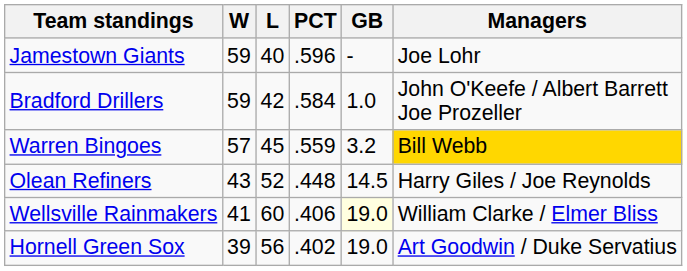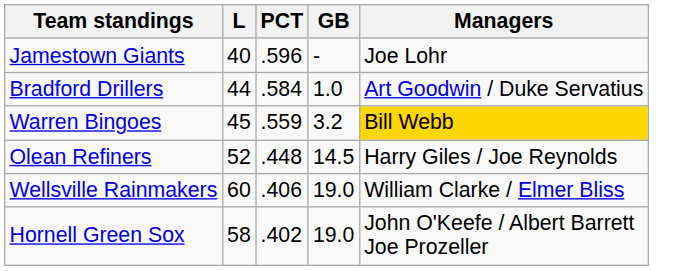- column: (239, 21)
(272, 100) 42 -> (239, 88) 44
(533, 100) John O'Keefe / Albert Barrett Joe Prozeller -> (504, 88) Art Goodwin / Duke Servatius
(367, 214) lightyellow background -> (334, 190) no background
(272, 247) 56 -> (239, 235) 58
(537, 247) Art Goodwin / Duke Servatius -> (499, 235) John O'Keefe / Albert Barrett Joe Prozeller
